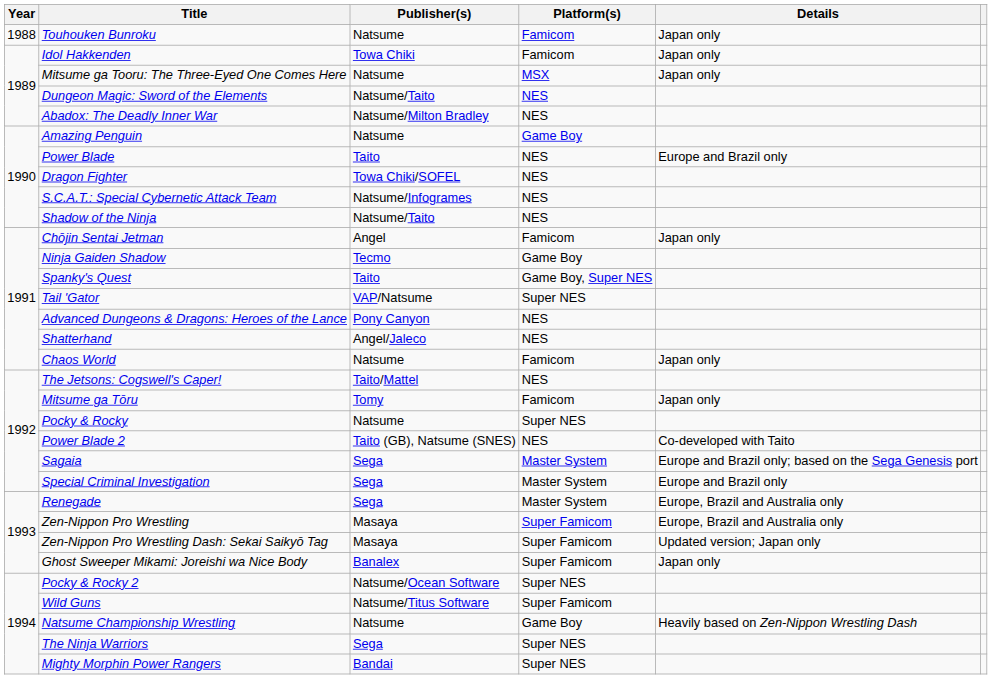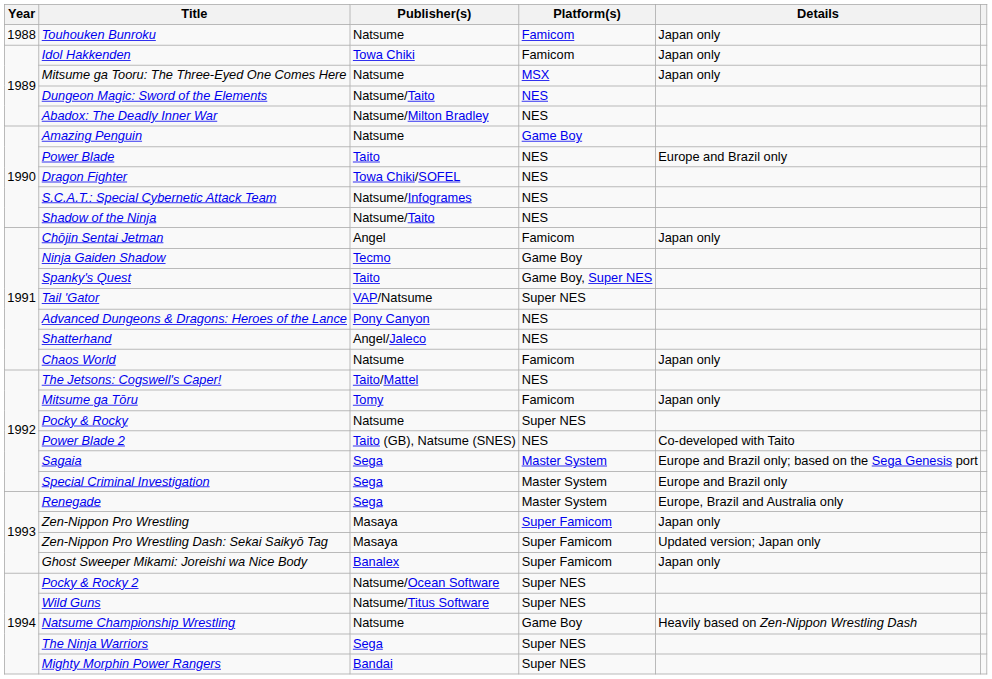(751, 522) Europe, Brazil and Australia only -> (689, 522) Japan only
(567, 603) Super Famicom -> (554, 603) Super NES
